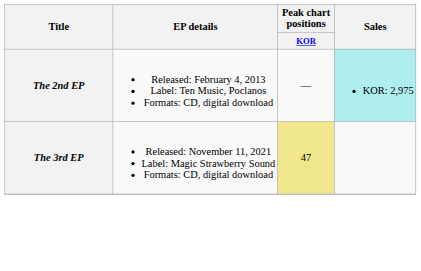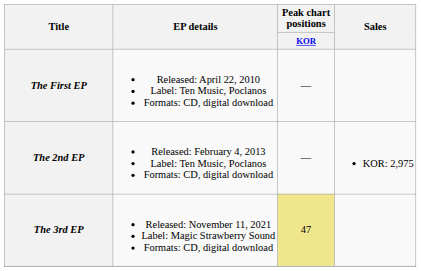+ row: (59, 85)
(375, 91) paleturquoise background -> (375, 163) no background
